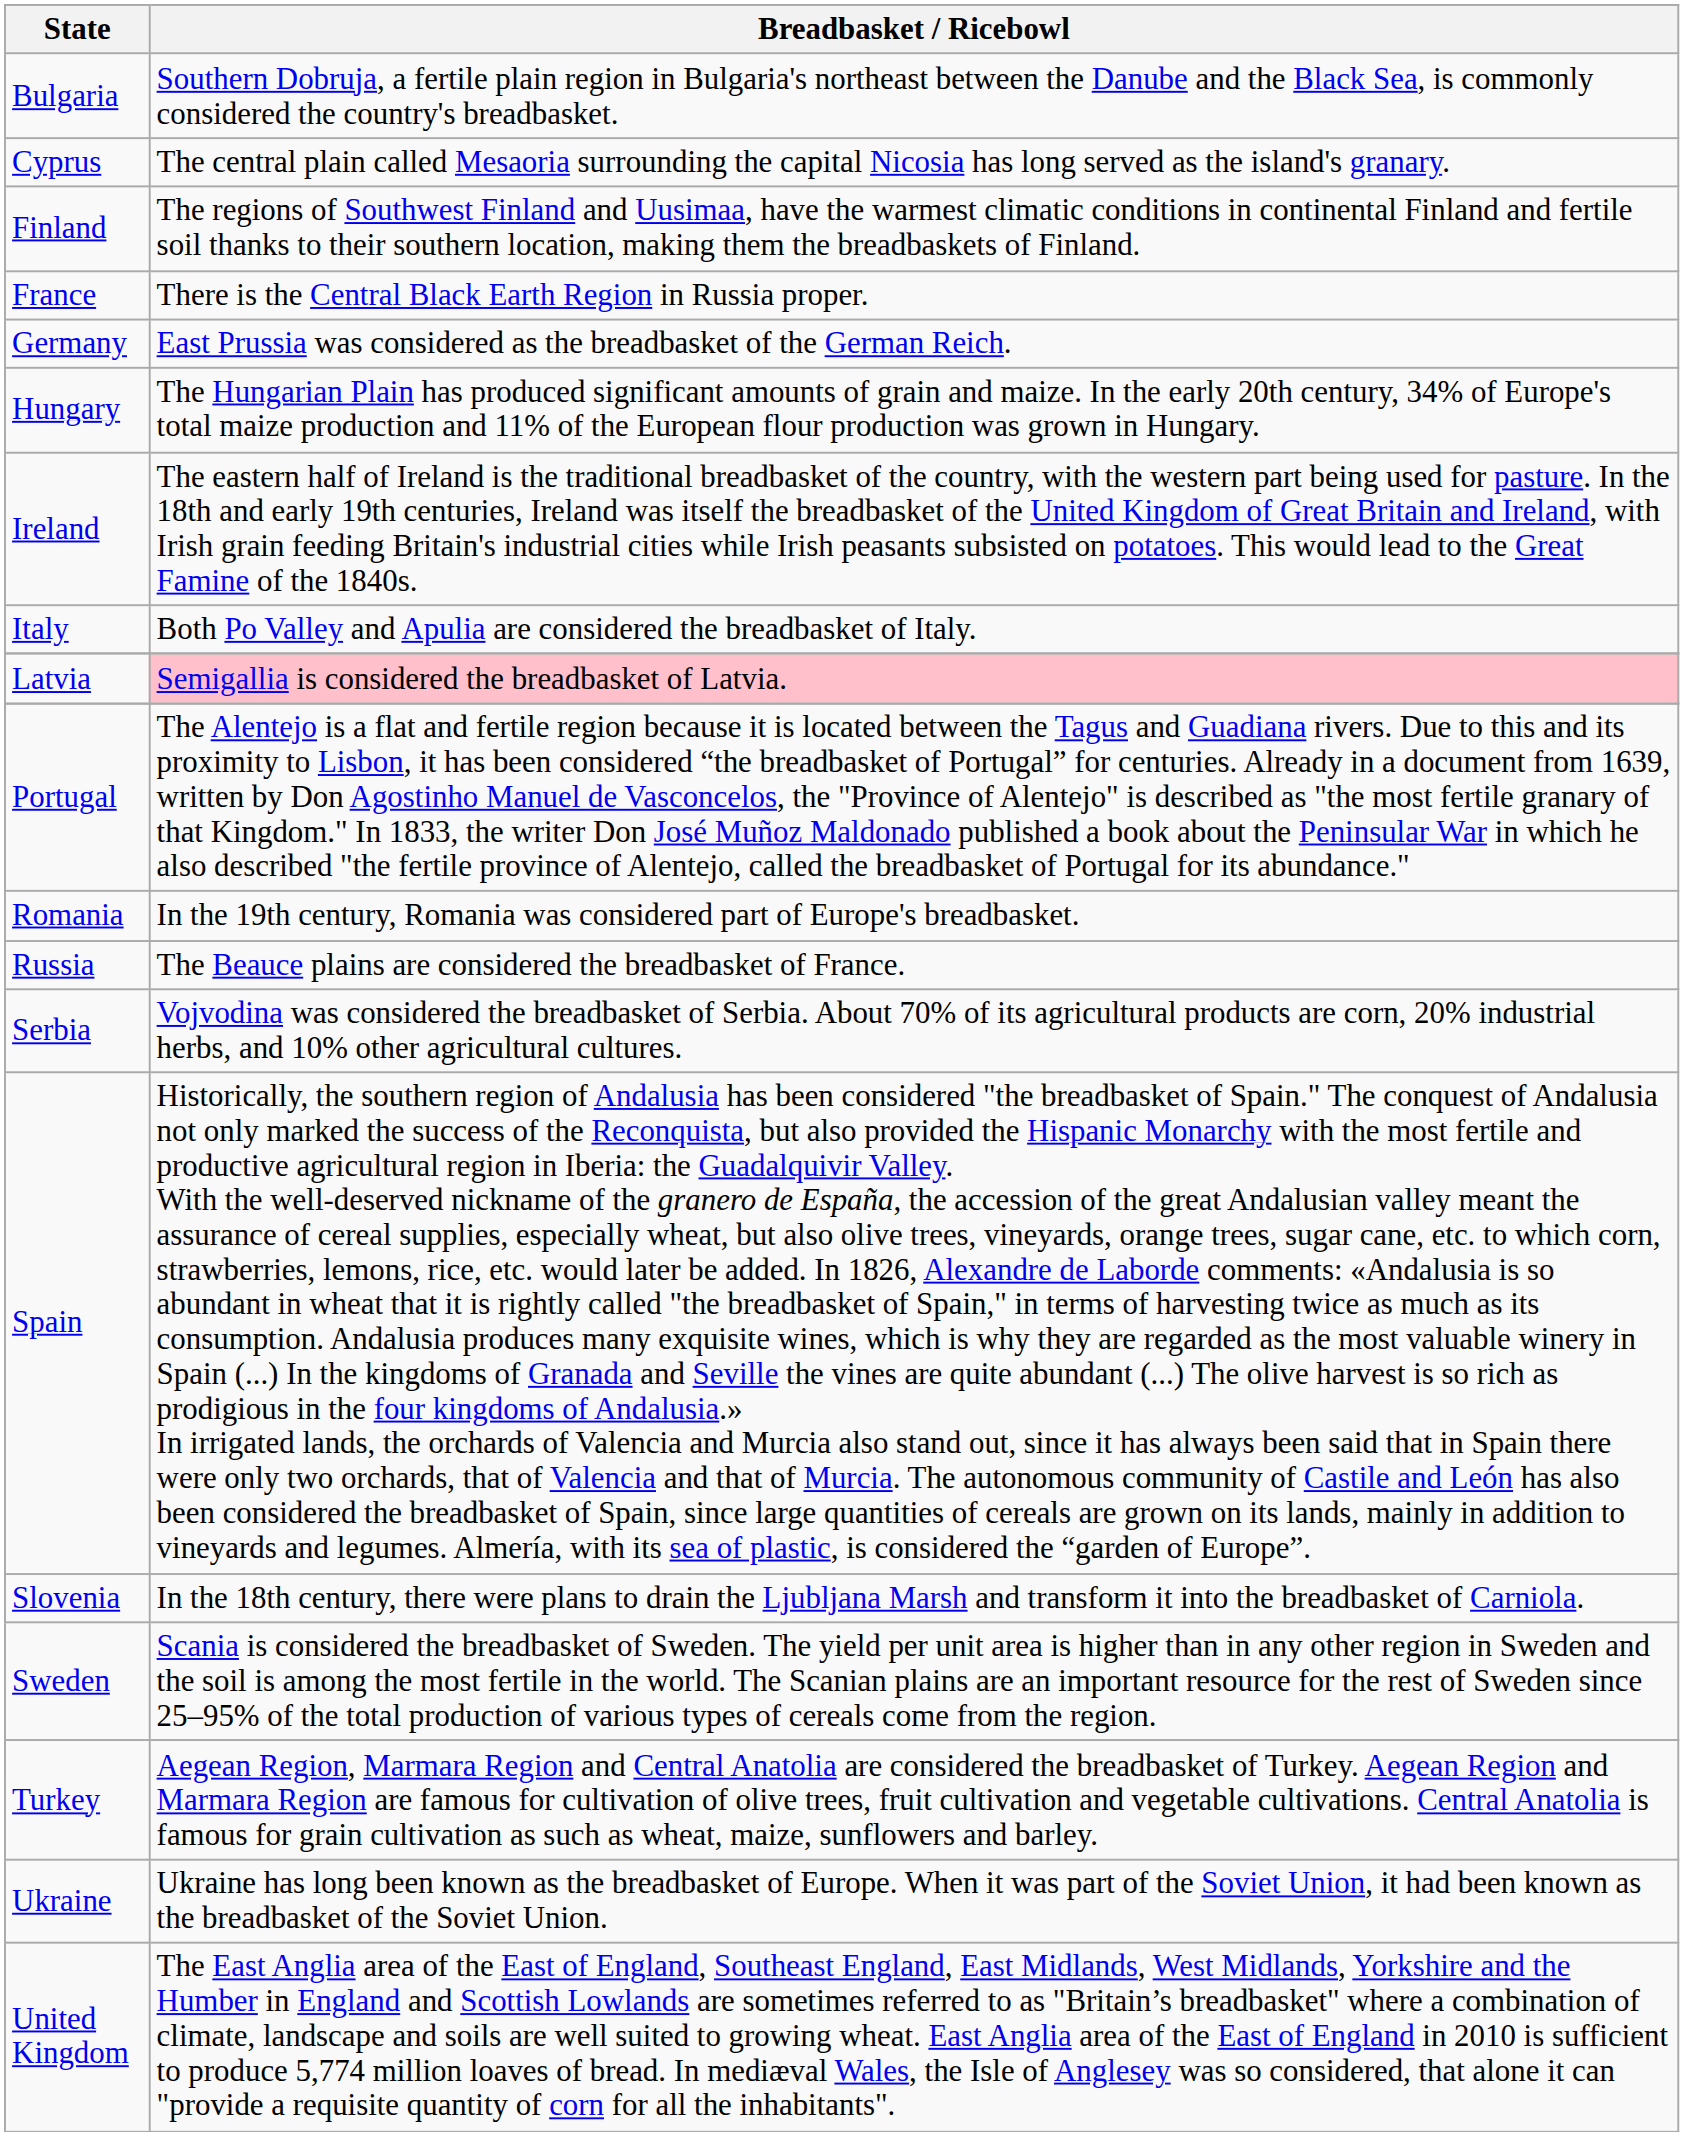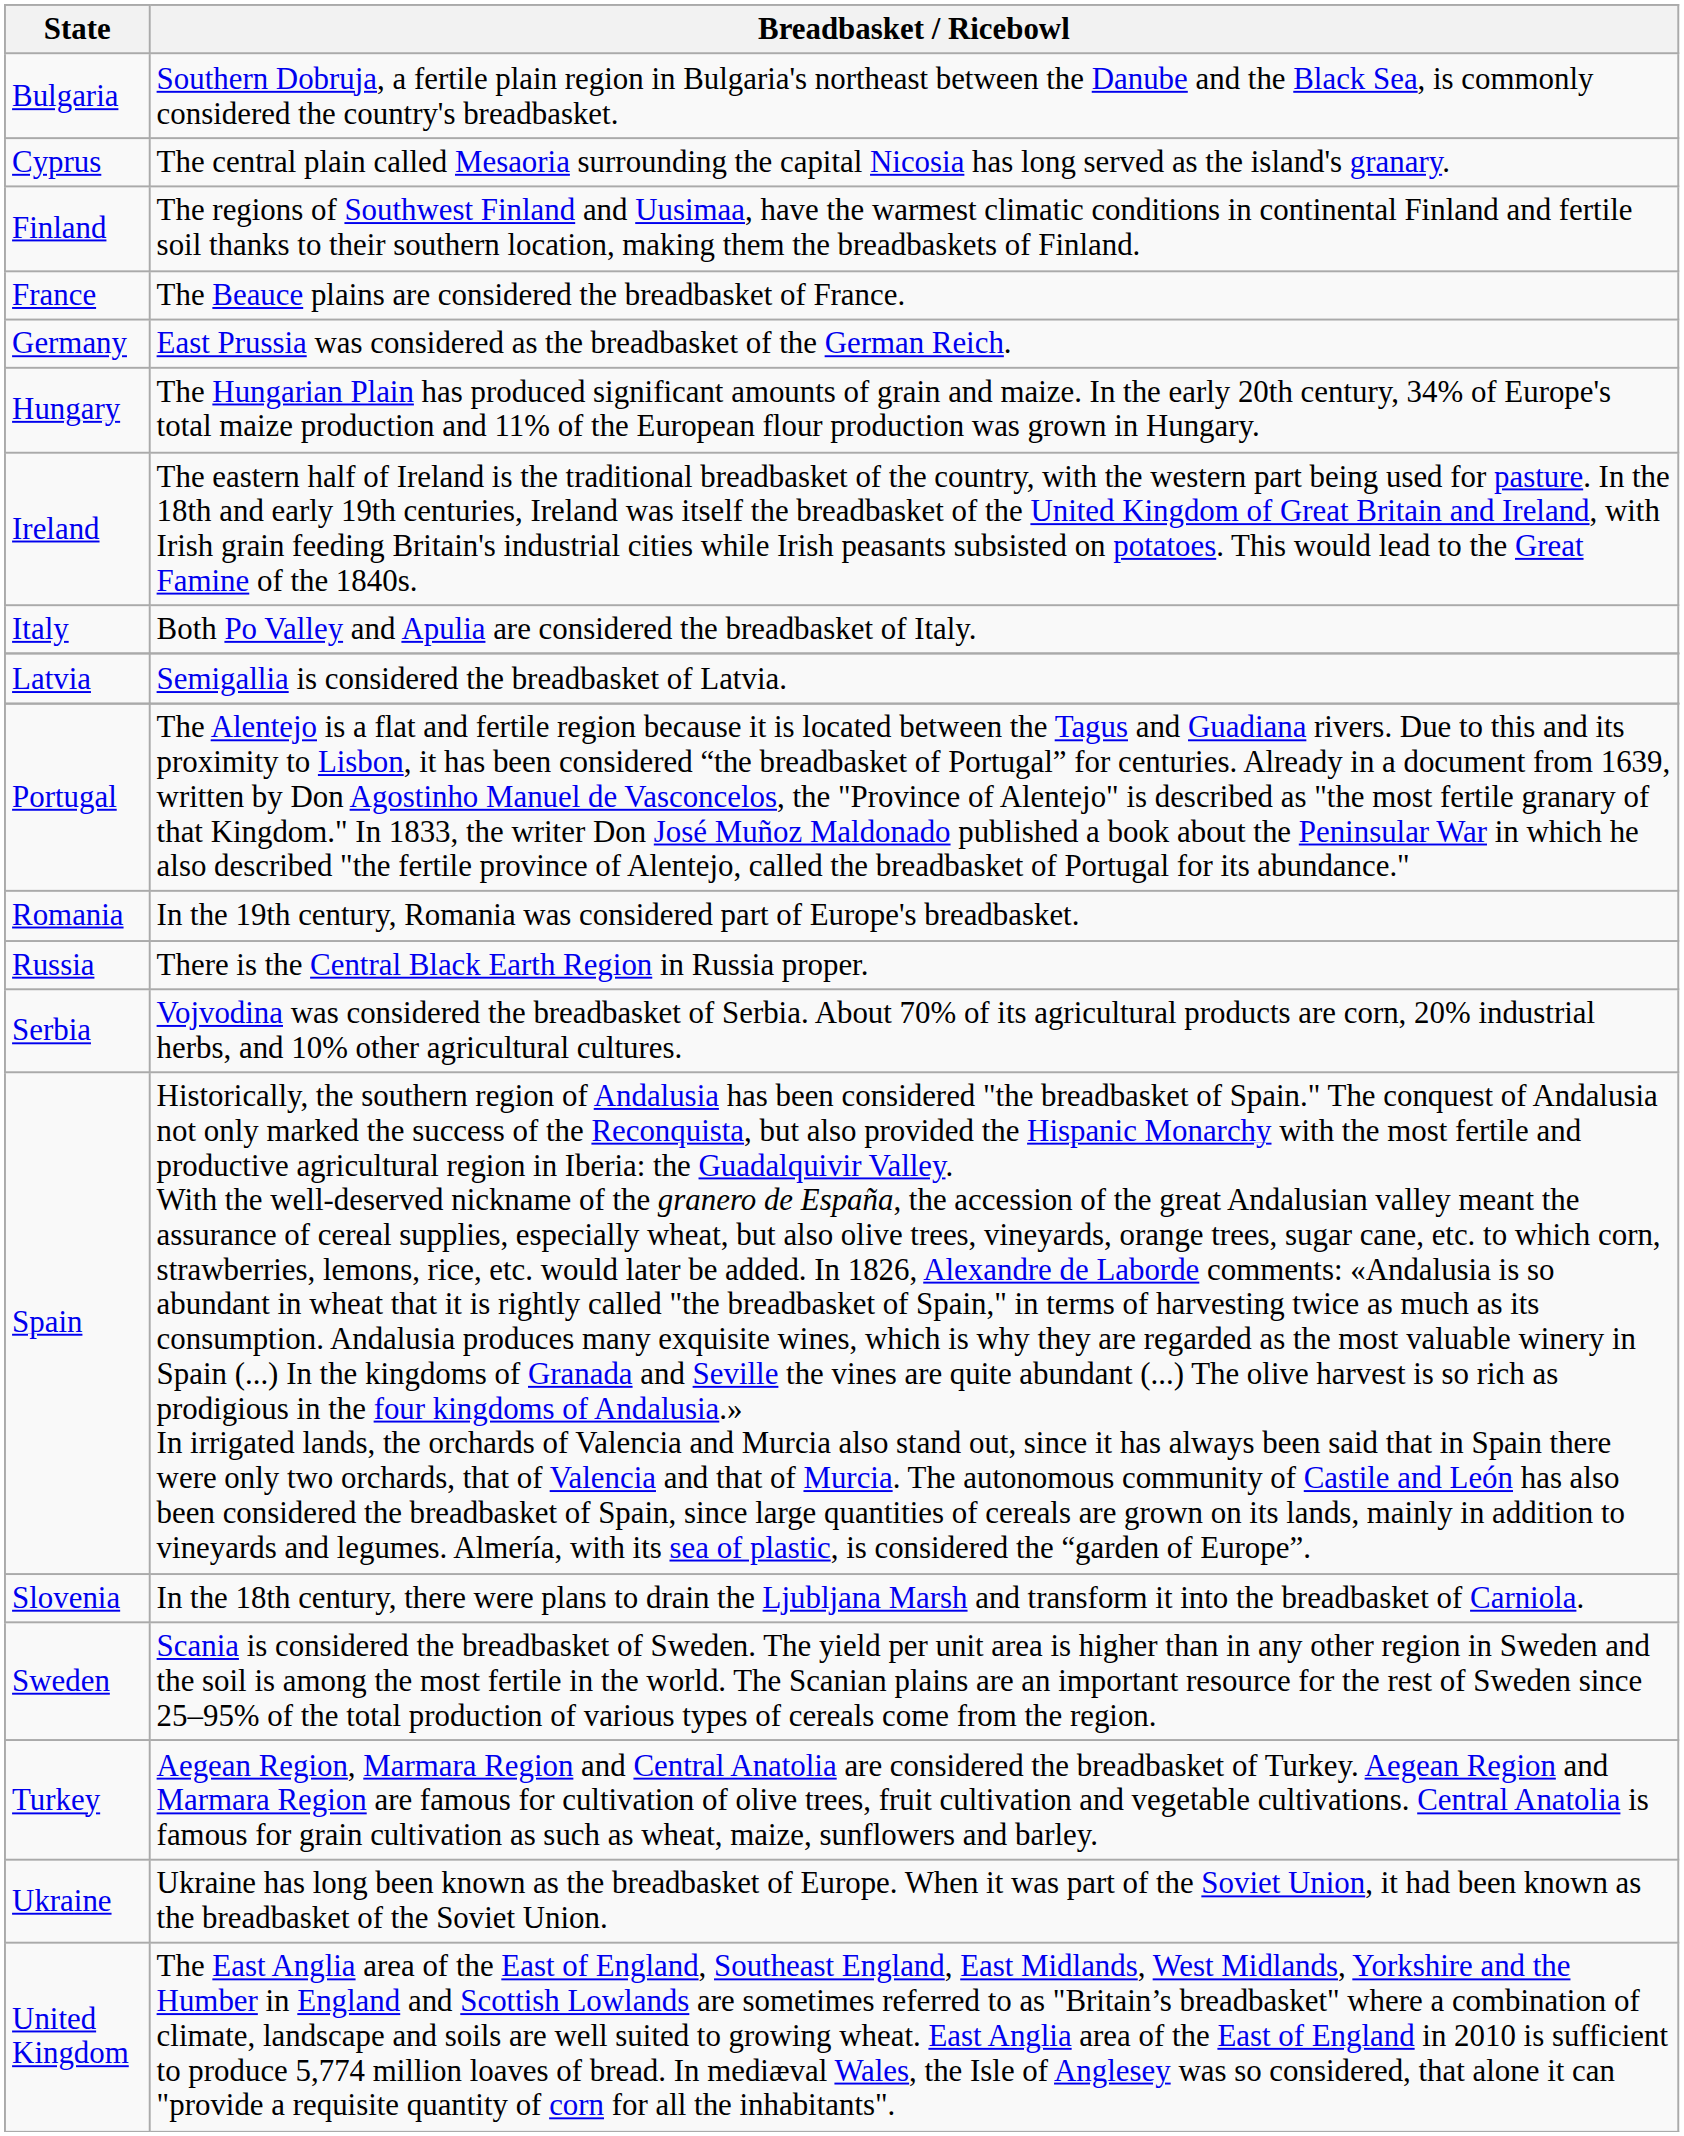(513, 294) There is the Central Black Earth Region in Russia proper. -> (531, 294) The Beauce plains are considered the breadbasket of France.
(472, 678) pink background -> (472, 678) no background
(531, 964) The Beauce plains are considered the breadbasket of France. -> (513, 964) There is the Central Black Earth Region in Russia proper.
